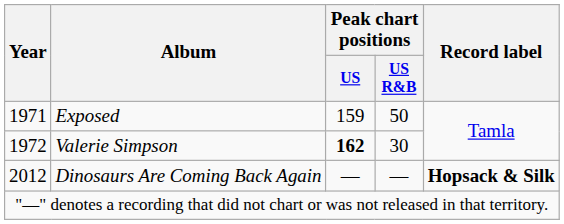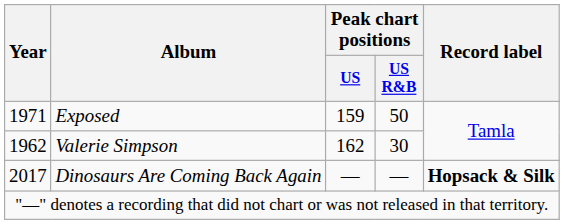(28, 145) 1972 -> (28, 145) 1962
(350, 145) bold -> (350, 145) normal
(28, 175) 2012 -> (28, 175) 2017
